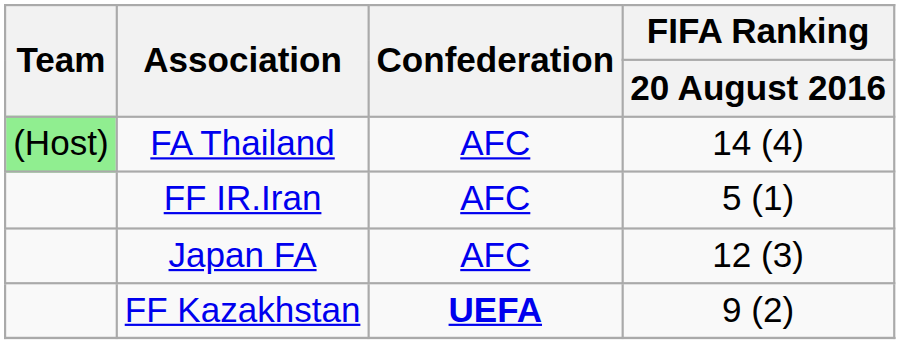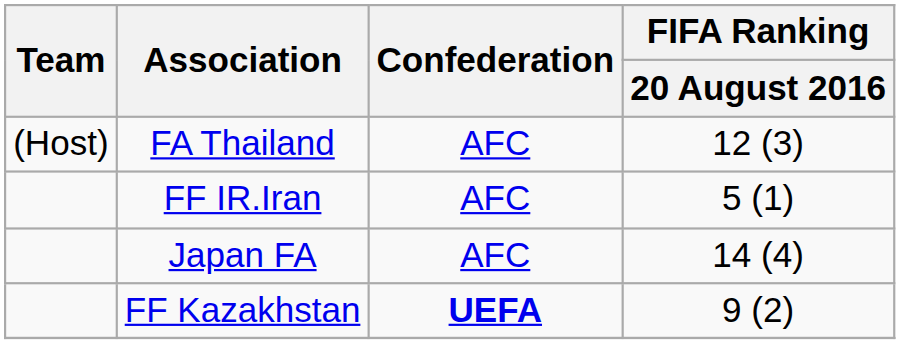(61, 143) lightgreen background -> (61, 143) no background
(758, 143) 14 (4) -> (758, 143) 12 (3)
(758, 254) 12 (3) -> (758, 254) 14 (4)
